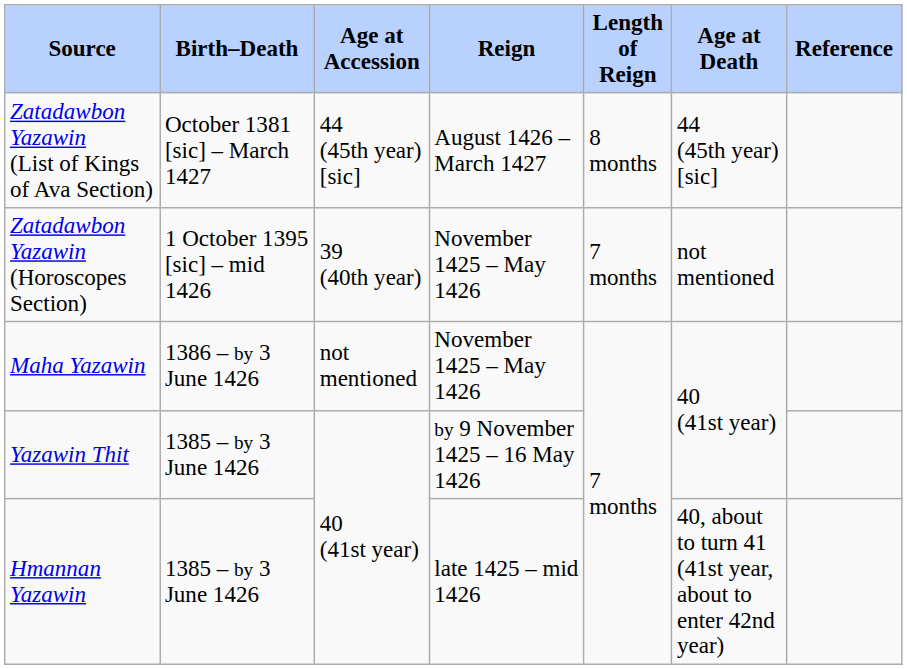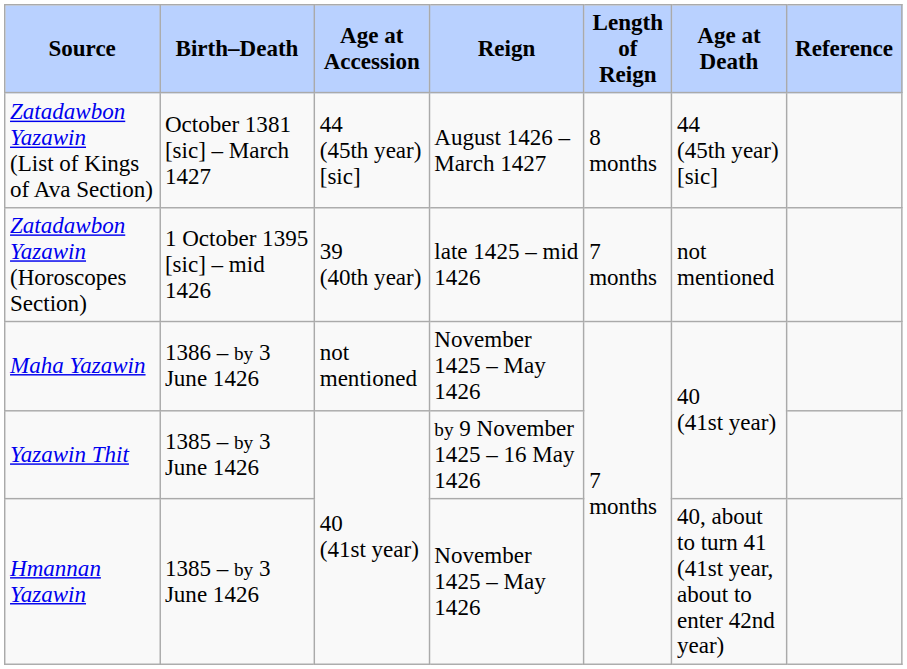(490, 264) November 1425 – May 1426 -> (506, 264) late 1425 – mid 1426
(506, 581) late 1425 – mid 1426 -> (490, 581) November 1425 – May 1426
